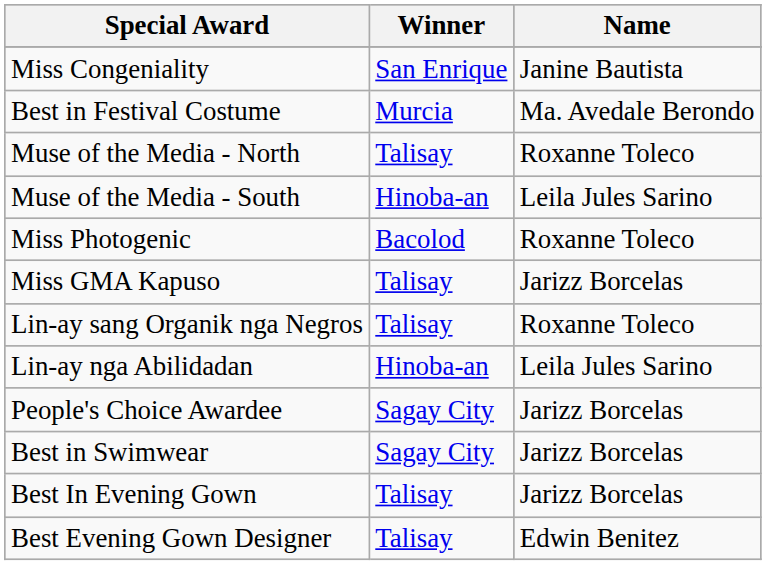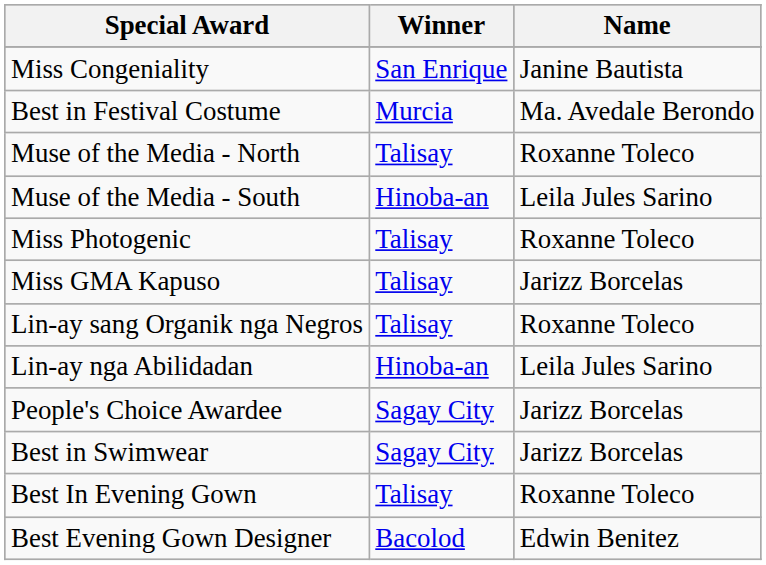(420, 238) Bacolod -> (414, 238) Talisay
(602, 494) Jarizz Borcelas -> (607, 494) Roxanne Toleco
(414, 537) Talisay -> (420, 537) Bacolod
